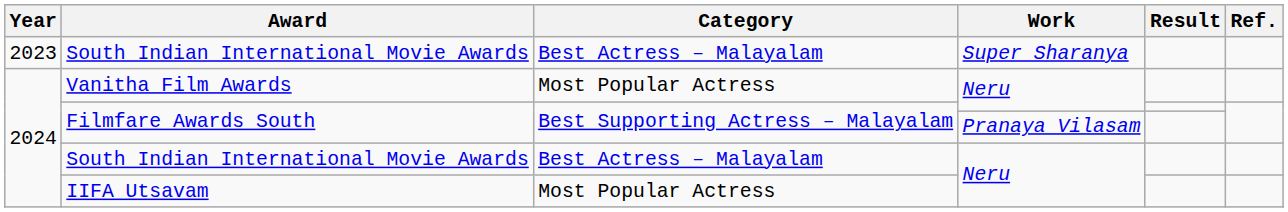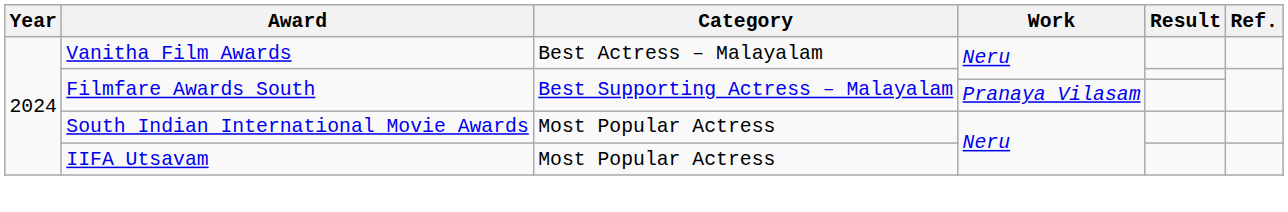- row: (298, 53)
(657, 85) Most Popular Actress -> (680, 53) Best Actress – Malayalam
(680, 159) Best Actress – Malayalam -> (657, 127) Most Popular Actress
